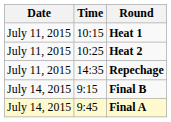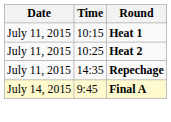- row: (128, 88)
